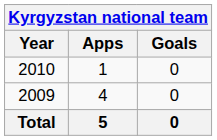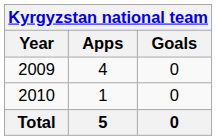rows swapped: (37, 95) <-> (37, 69)
